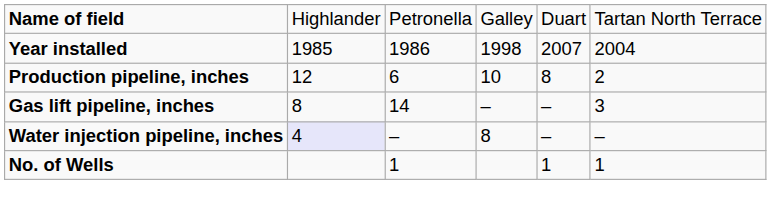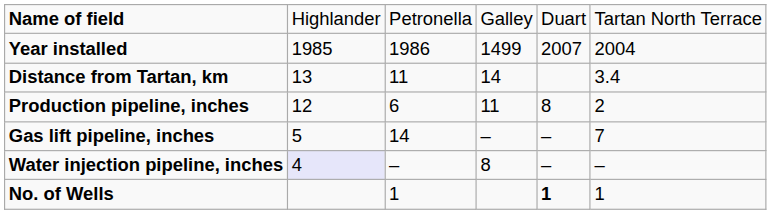(501, 48) 1998 -> (501, 48) 1499
+ row: (119, 77)
(491, 77) 10 -> (490, 106) 11
(297, 106) 8 -> (297, 135) 5
(600, 106) 3 -> (600, 135) 7
(546, 164) normal -> (546, 194) bold
